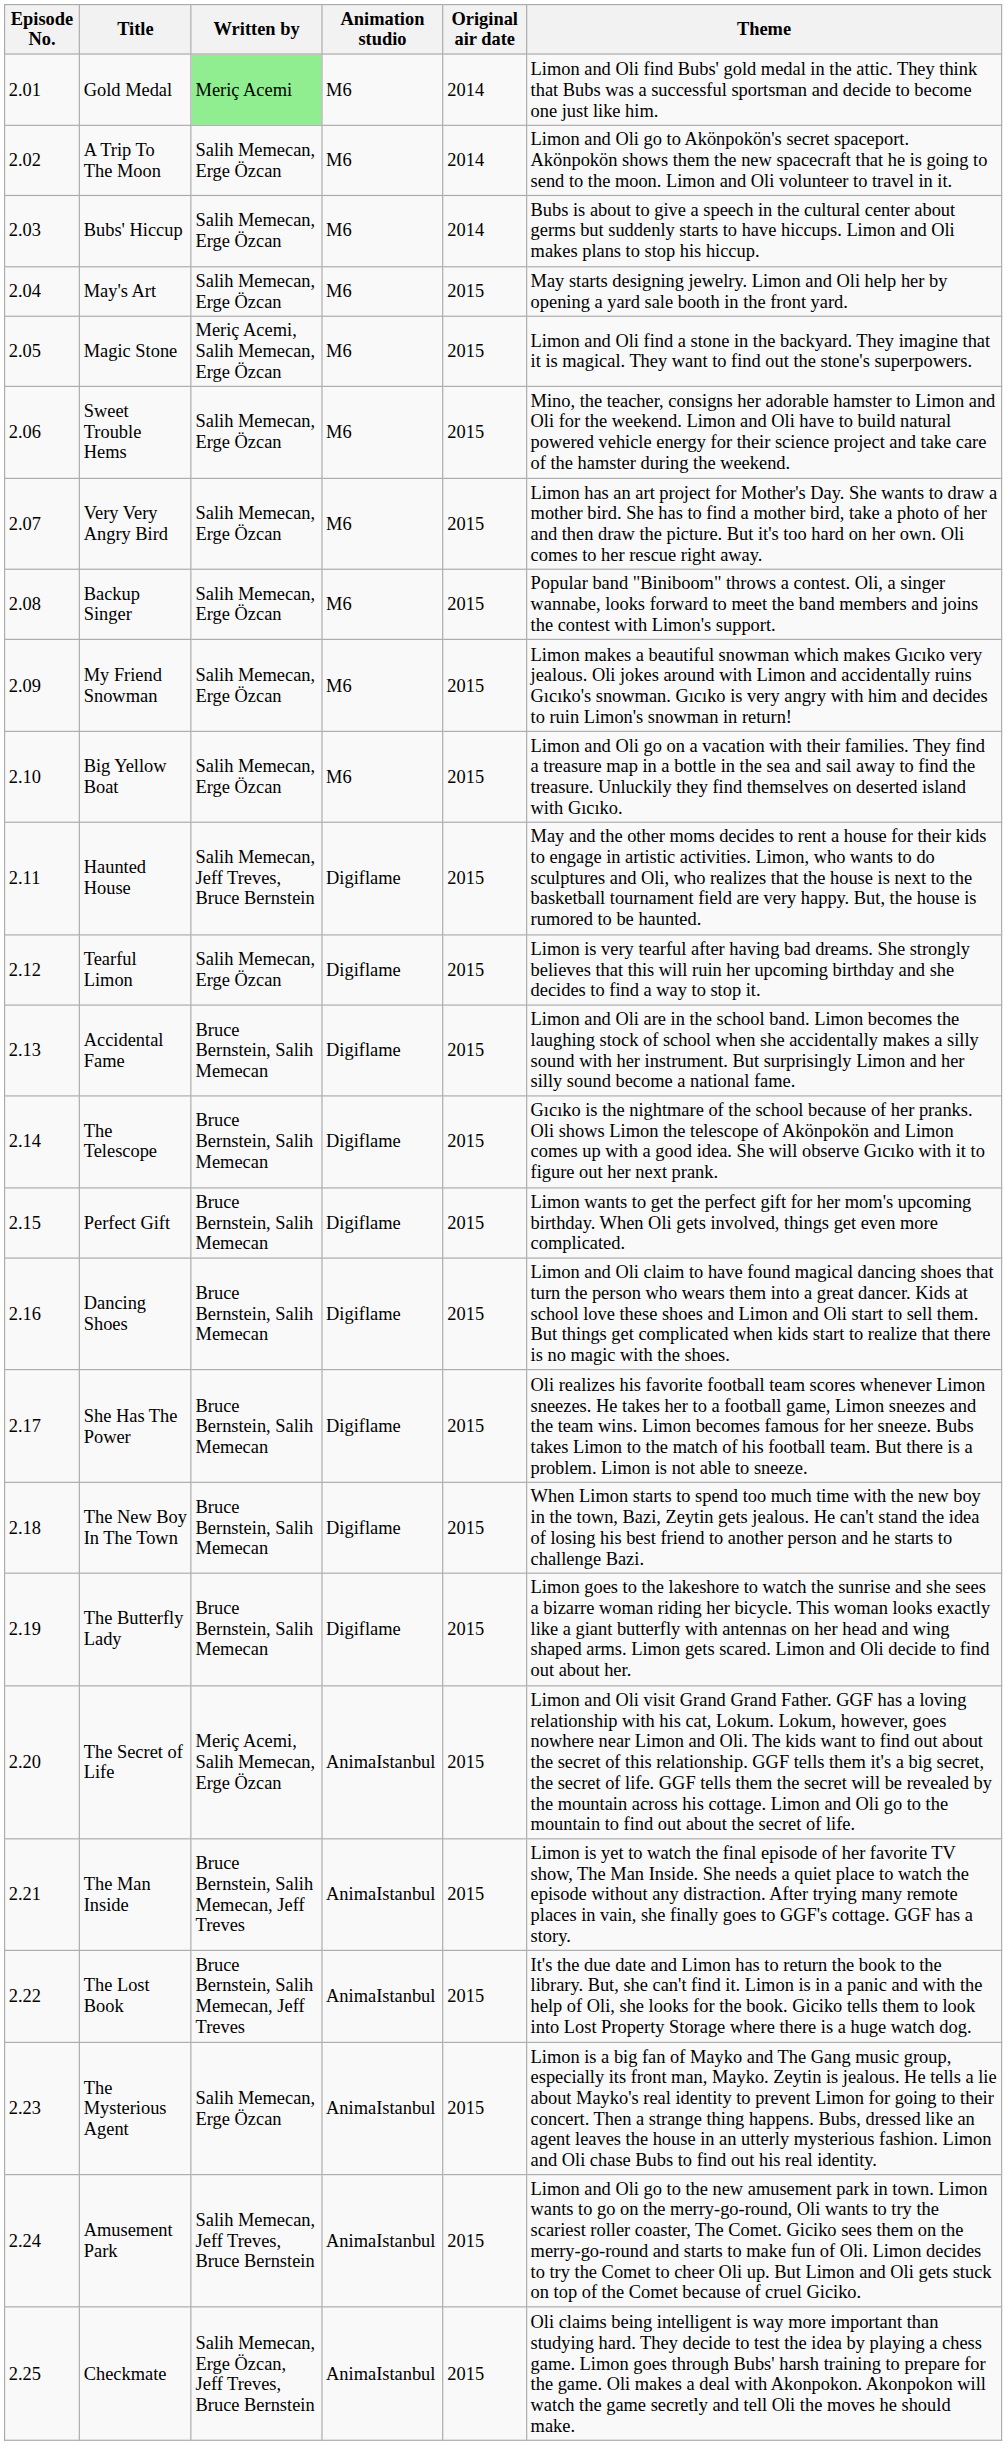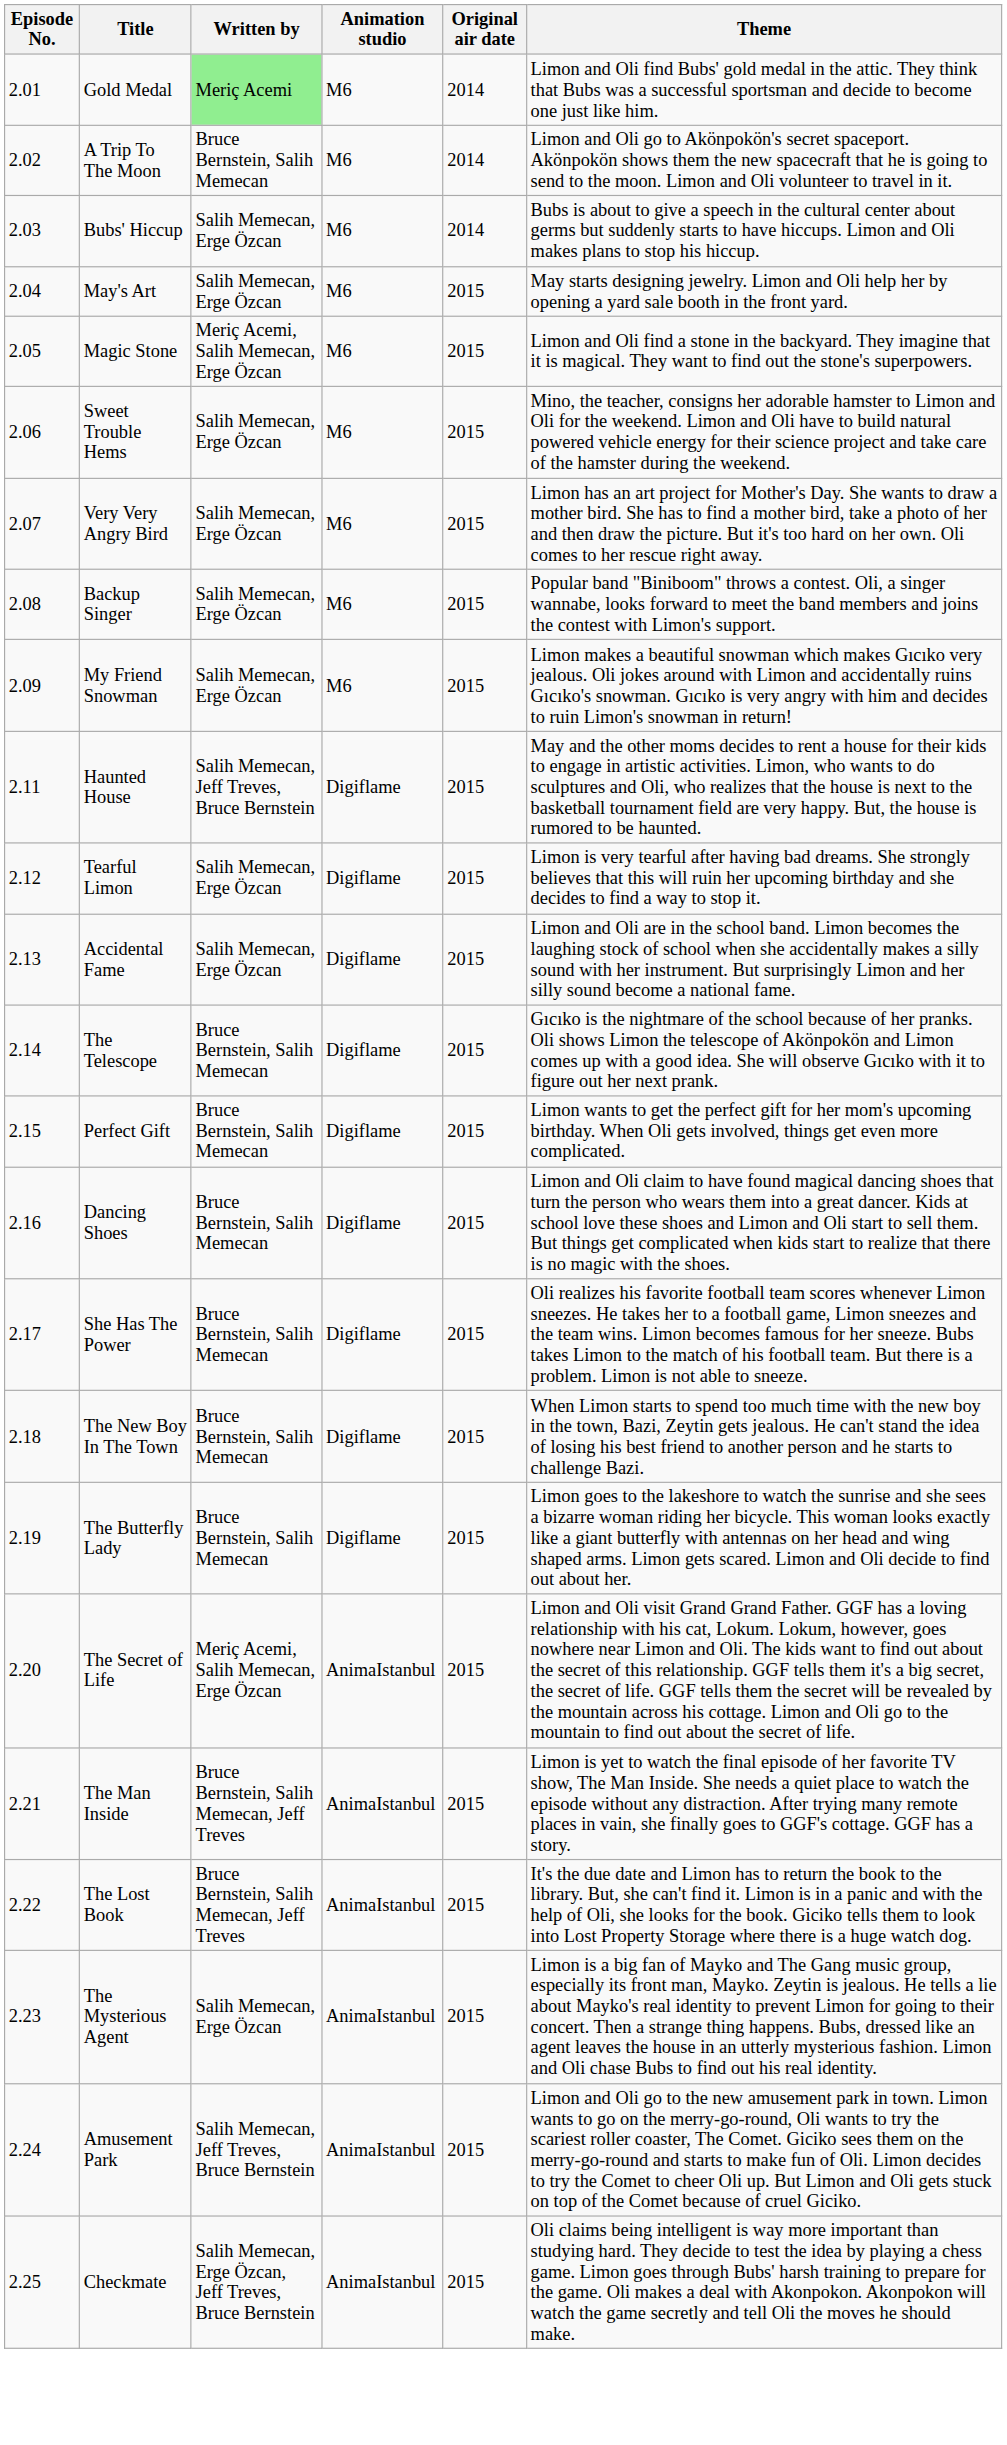(255, 160) Salih Memecan, Erge Özcan -> (254, 160) Bruce Bernstein, Salih Memecan
- row: (125, 776)
(254, 1050) Bruce Bernstein, Salih Memecan -> (255, 959) Salih Memecan, Erge Özcan
